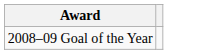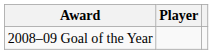+ column: (179, 15)
